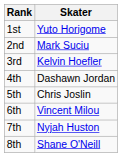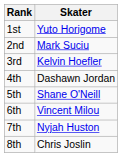(64, 95) Chris Joslin -> (69, 95) Shane O'Neill
(69, 144) Shane O'Neill -> (64, 144) Chris Joslin
